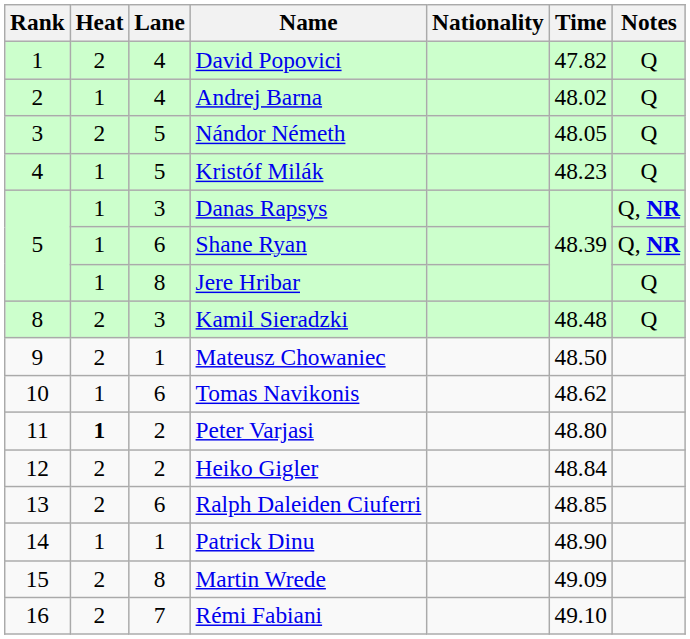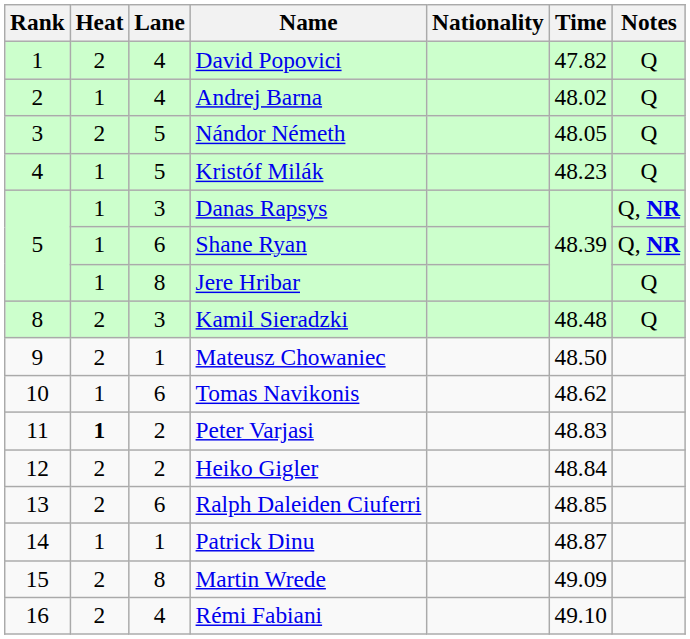(581, 430) 48.80 -> (581, 430) 48.83
(581, 541) 48.90 -> (581, 541) 48.87
(159, 615) 7 -> (159, 615) 4
